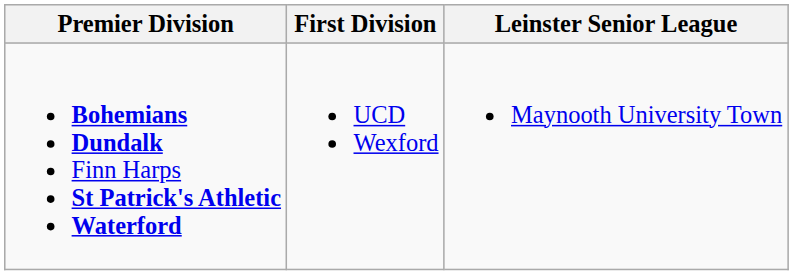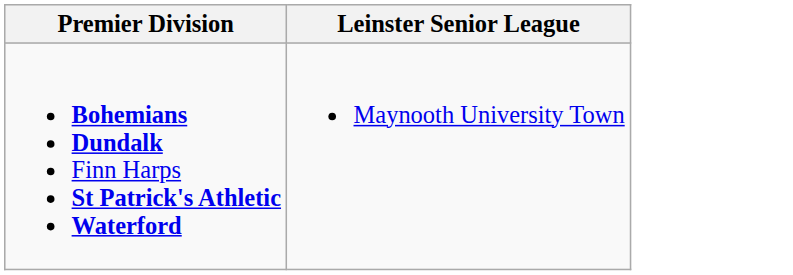- column: (365, 23)
